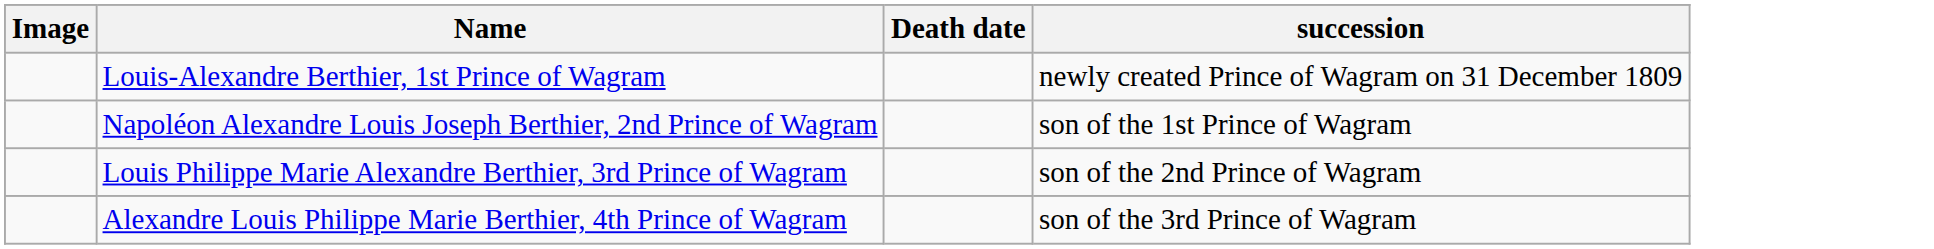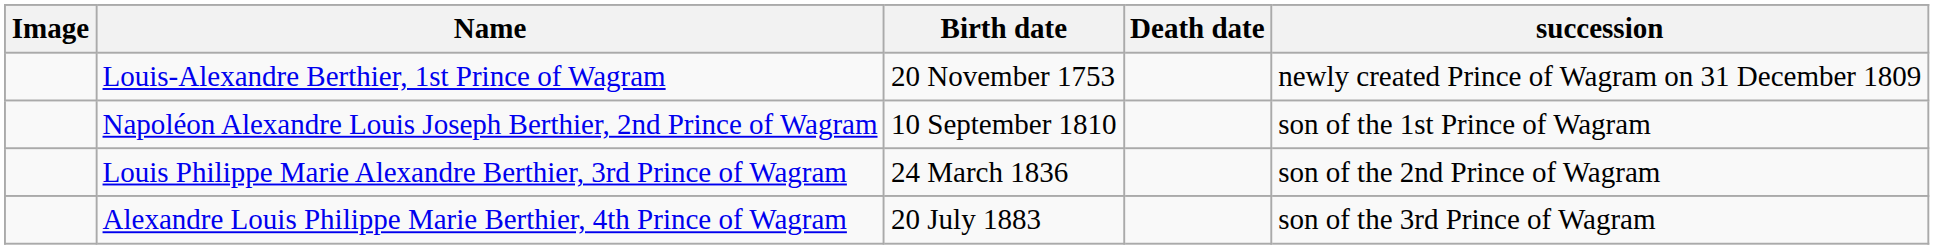+ column: (1004, 28)
